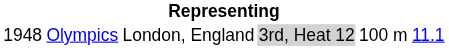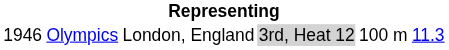(23, 35) 1948 -> (23, 35) 1946
(428, 35) 11.1 -> (428, 35) 11.3
